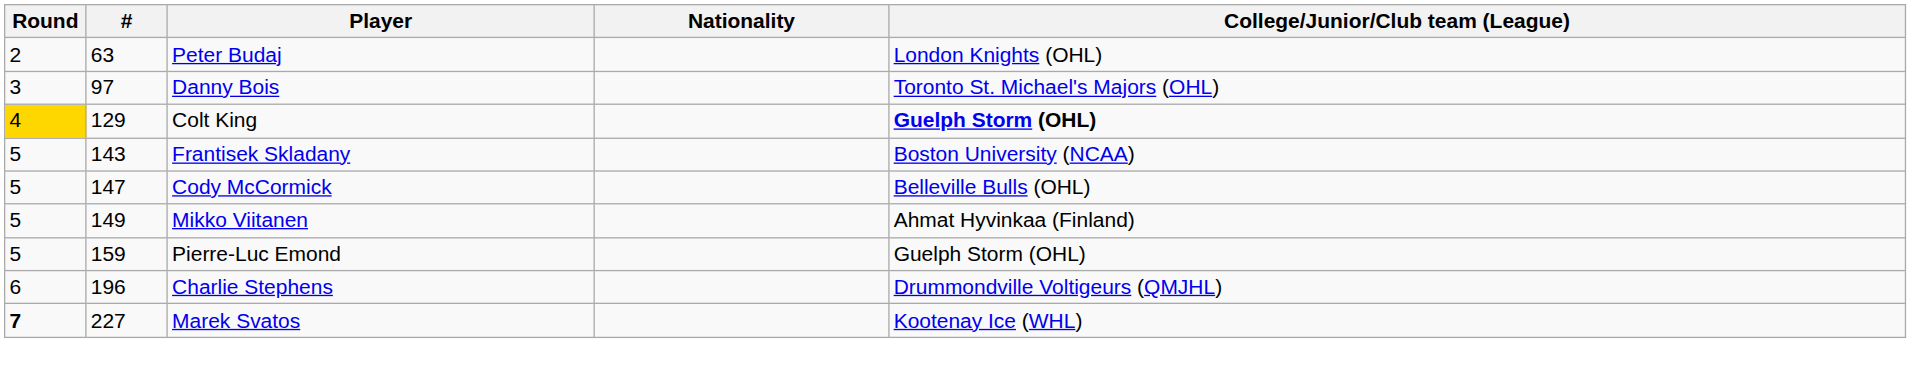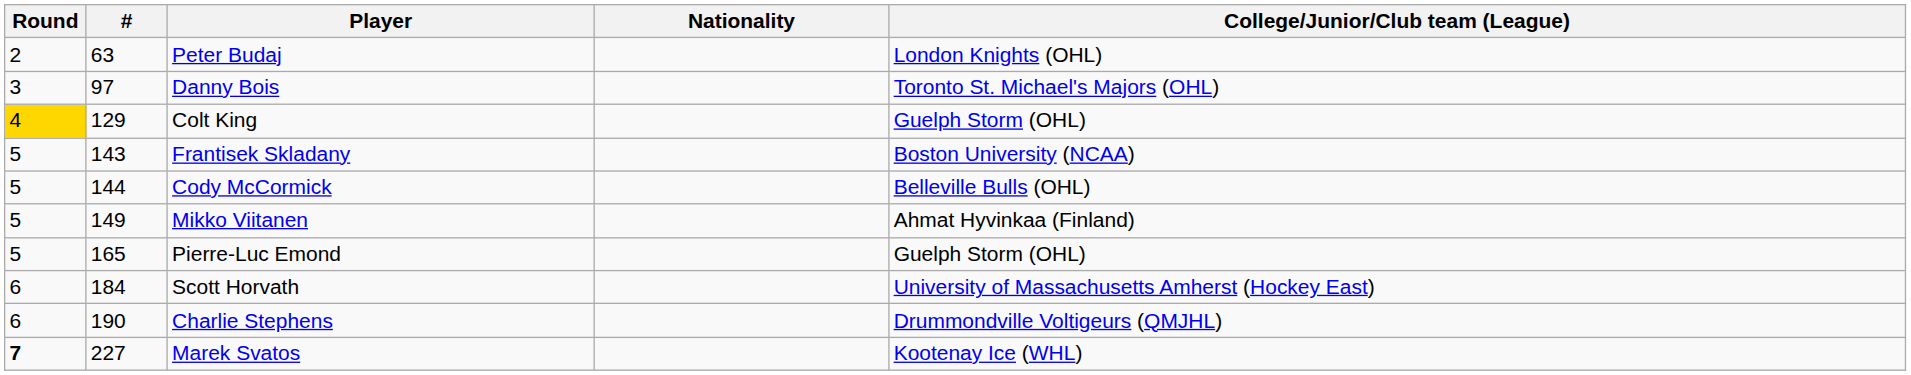(995, 120) bold -> (990, 120) normal
(108, 187) 147 -> (108, 187) 144
(108, 253) 159 -> (108, 253) 165
+ row: (236, 287)
(108, 287) 196 -> (108, 320) 190
